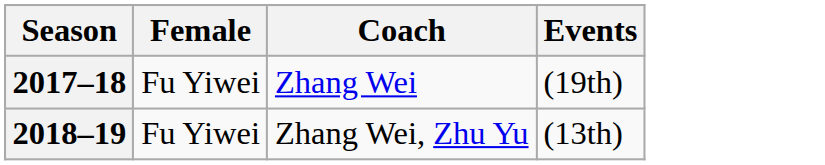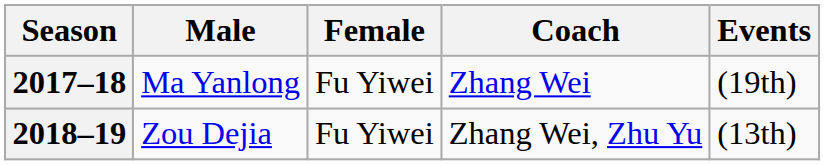+ column: (221, 30)
